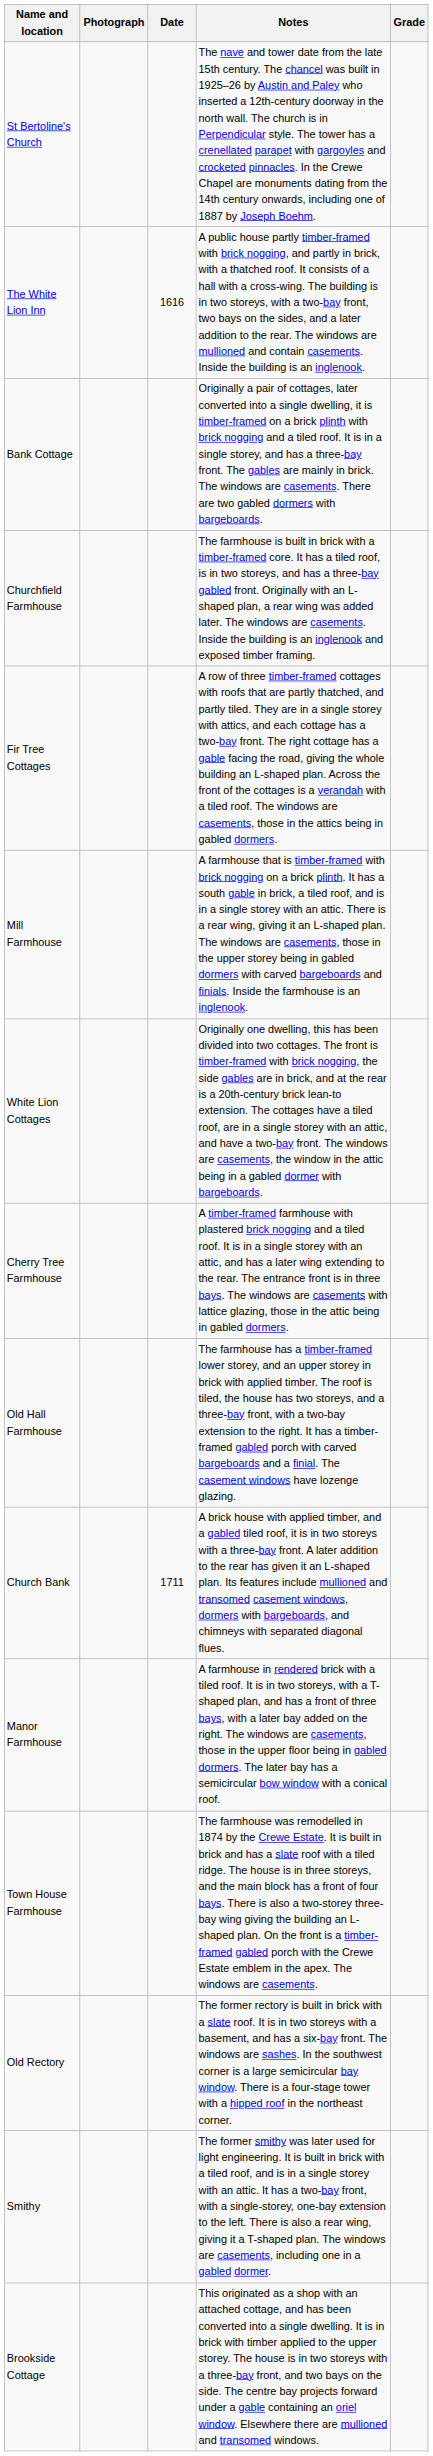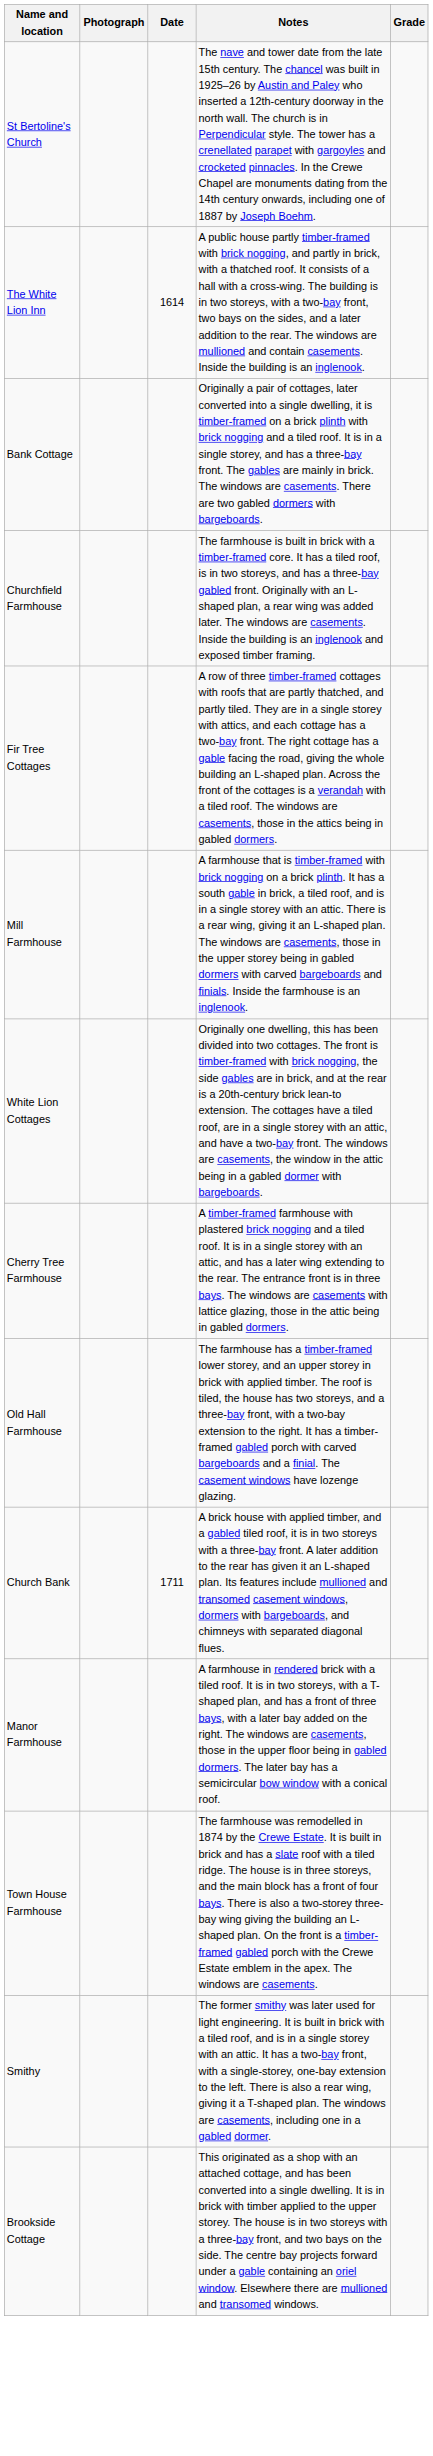(172, 302) 1616 -> (172, 302) 1614
- row: (36, 2063)
